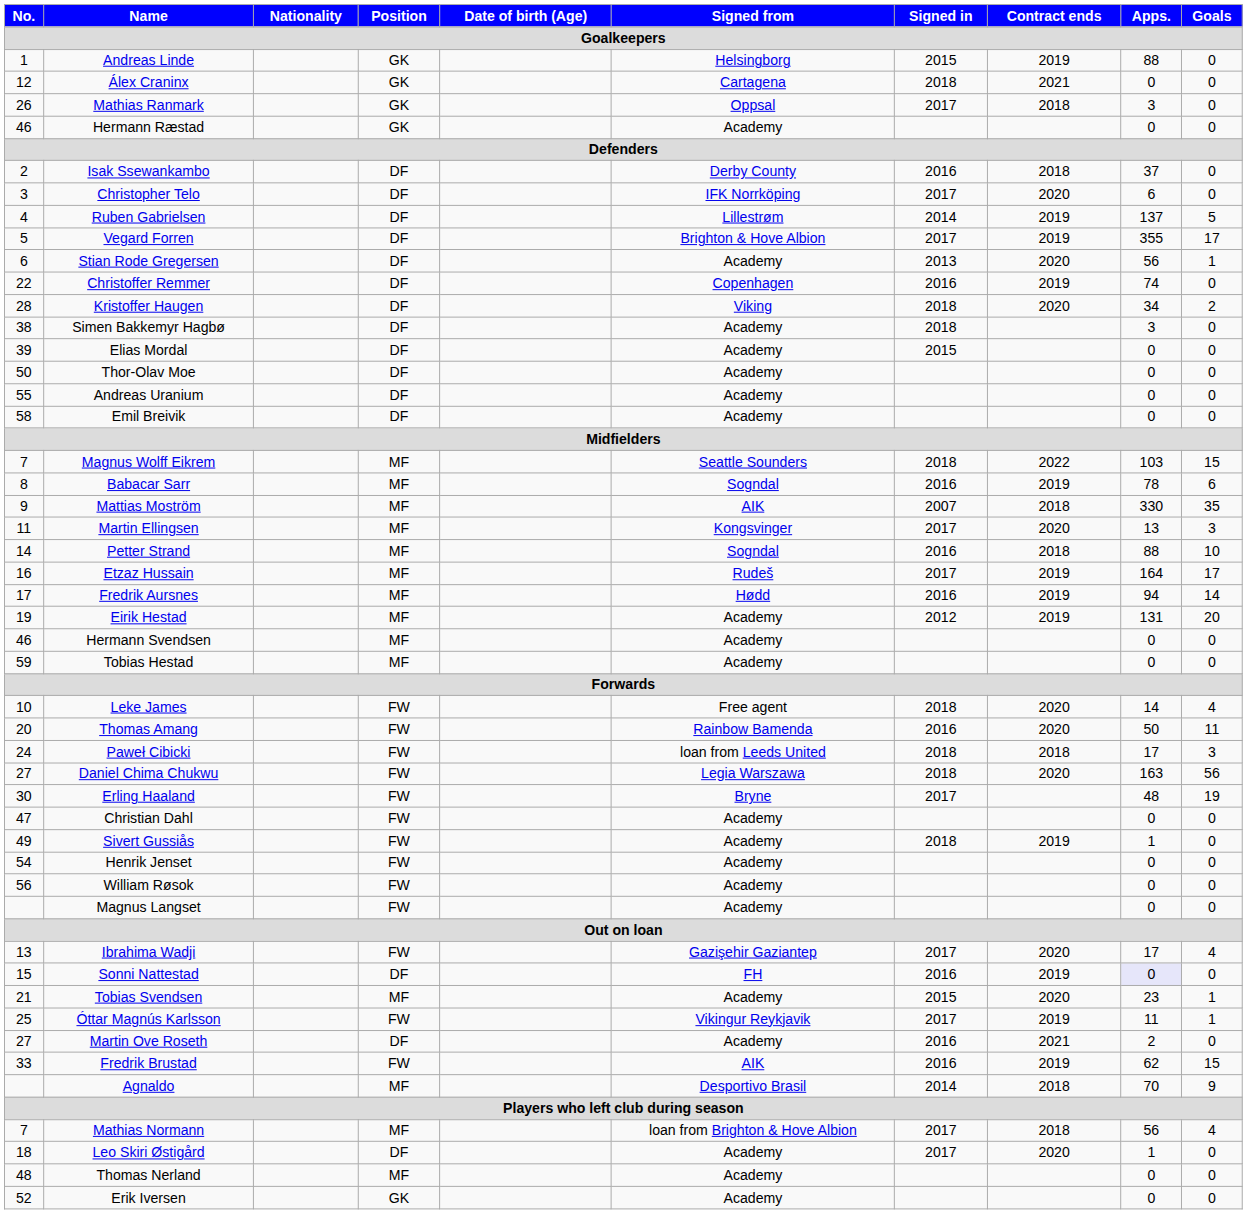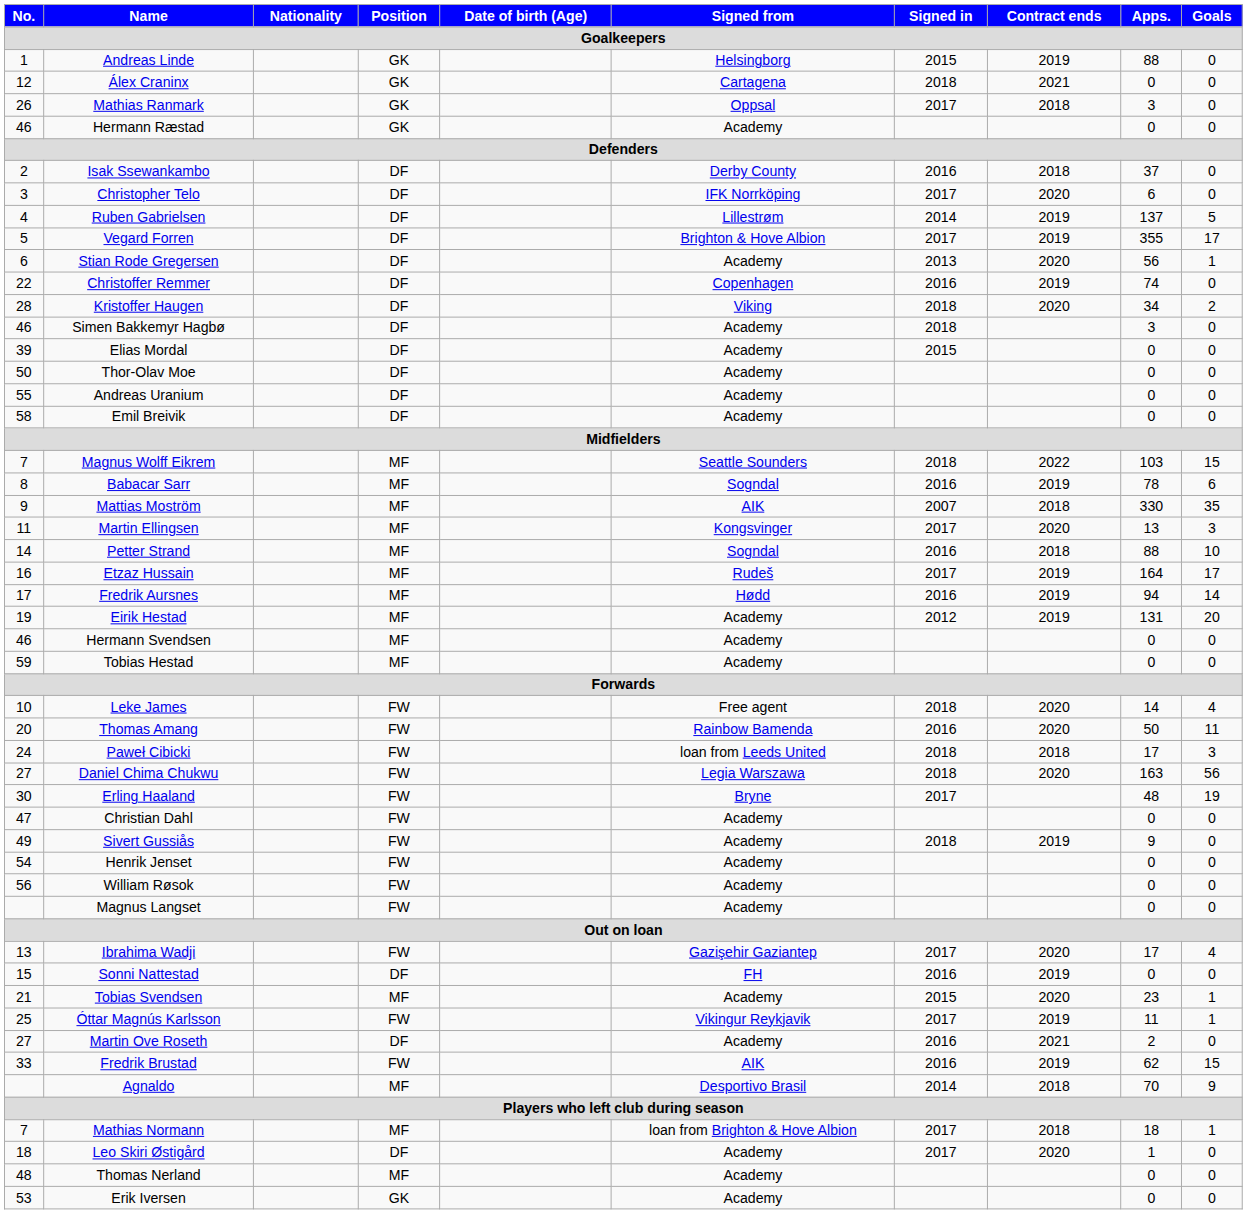(24, 328) 38 -> (24, 328) 46
(1151, 841) 1 -> (1151, 841) 9
(1151, 975) lavender background -> (1151, 975) no background
(1151, 1131) 56 -> (1151, 1131) 18
(1212, 1131) 4 -> (1212, 1131) 1
(24, 1198) 52 -> (24, 1198) 53
